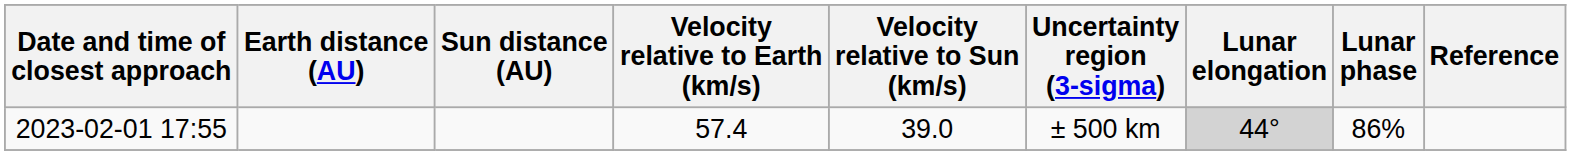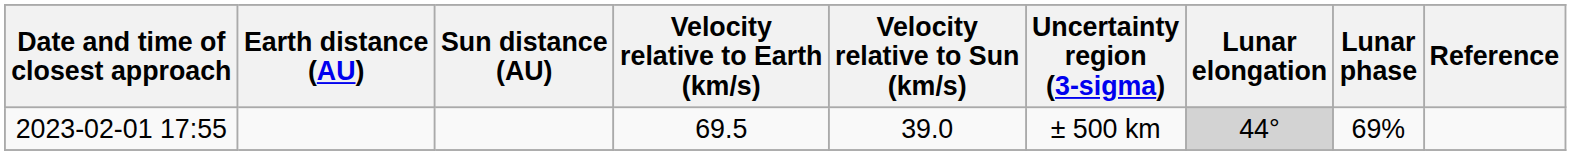(721, 128) 57.4 -> (721, 128) 69.5
(1378, 128) 86% -> (1378, 128) 69%
